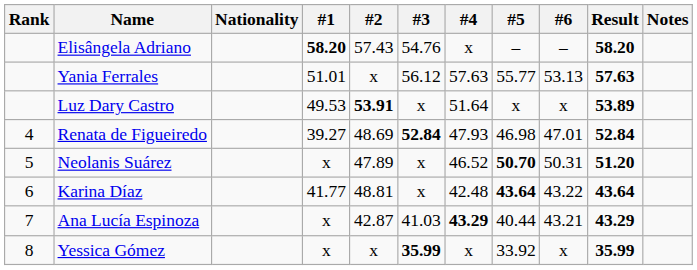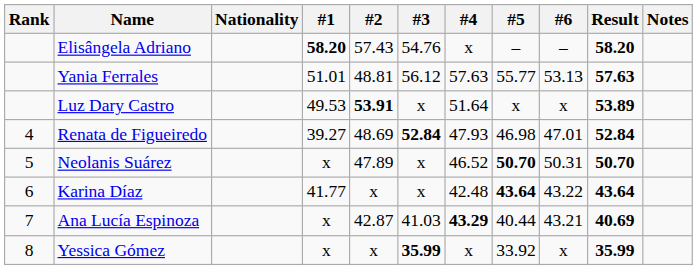(374, 76) x -> (374, 76) 48.81
(615, 163) 51.20 -> (615, 163) 50.70
(374, 192) 48.81 -> (374, 192) x
(615, 220) 43.29 -> (615, 220) 40.69
